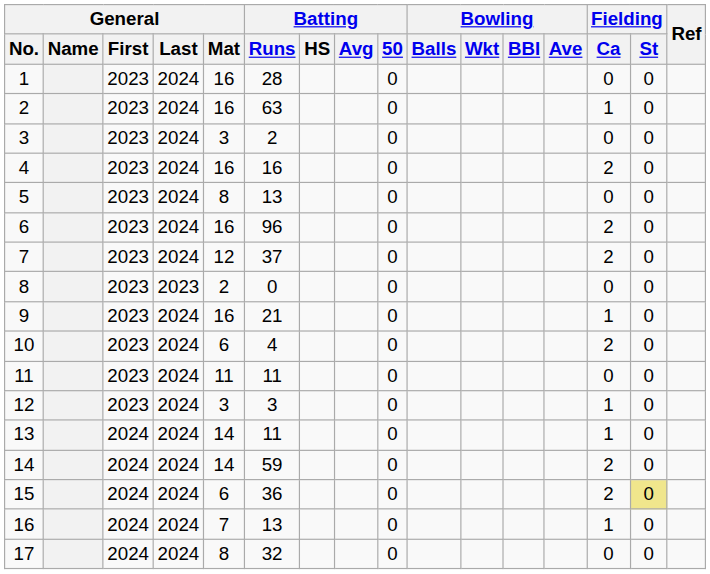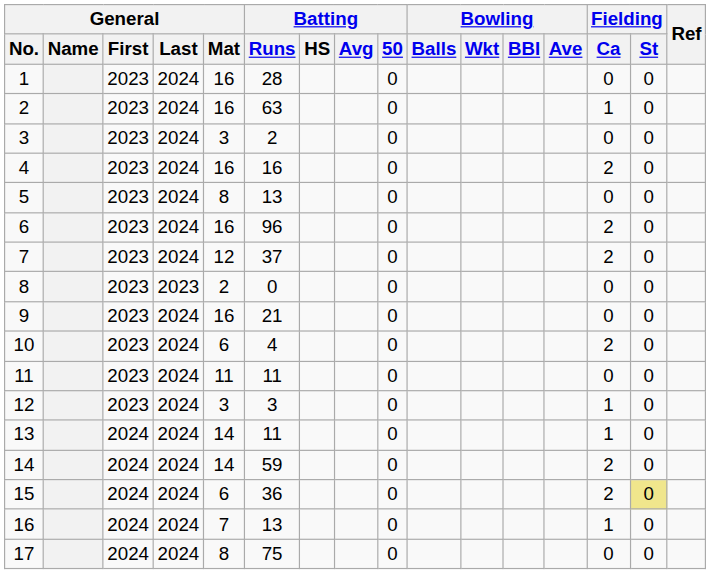(609, 316) 1 -> (609, 316) 0
(272, 553) 32 -> (272, 553) 75
